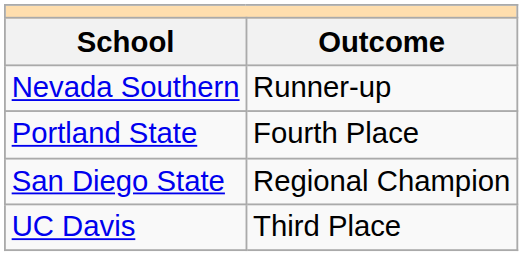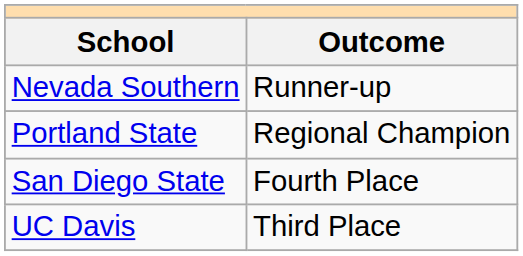(336, 134) Fourth Place -> (382, 134) Regional Champion
(382, 180) Regional Champion -> (336, 180) Fourth Place
